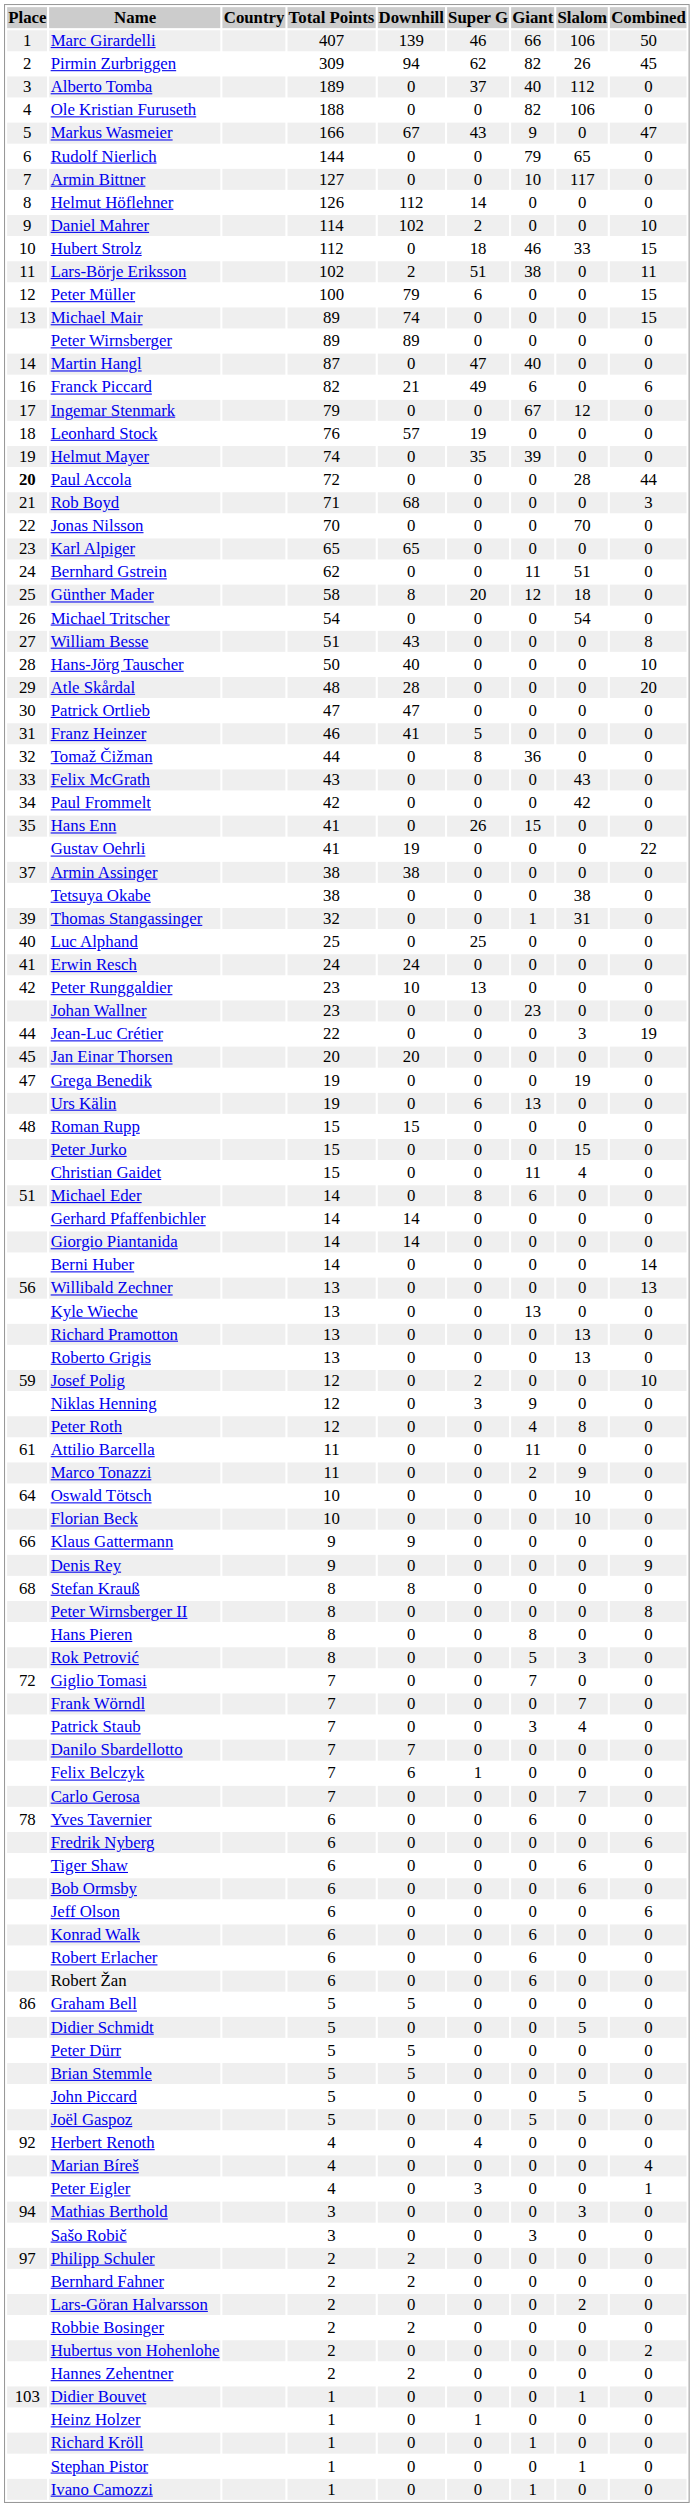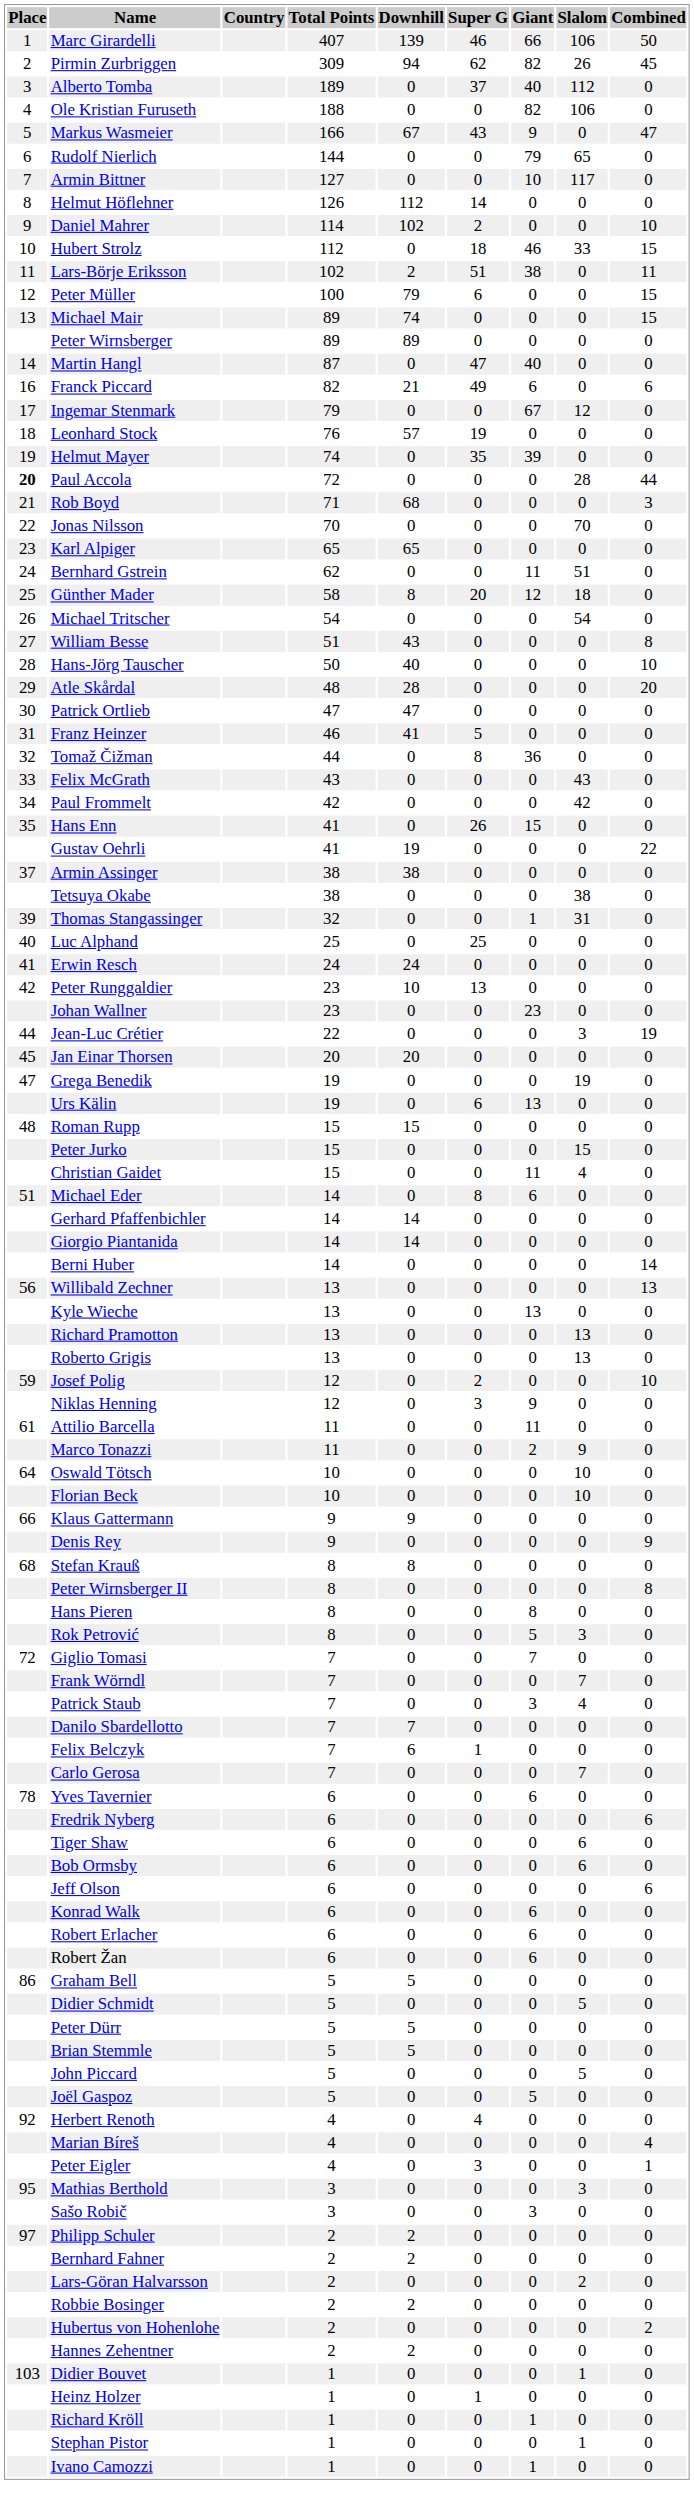- row: (86, 1426)
(27, 2212) 94 -> (27, 2189) 95
